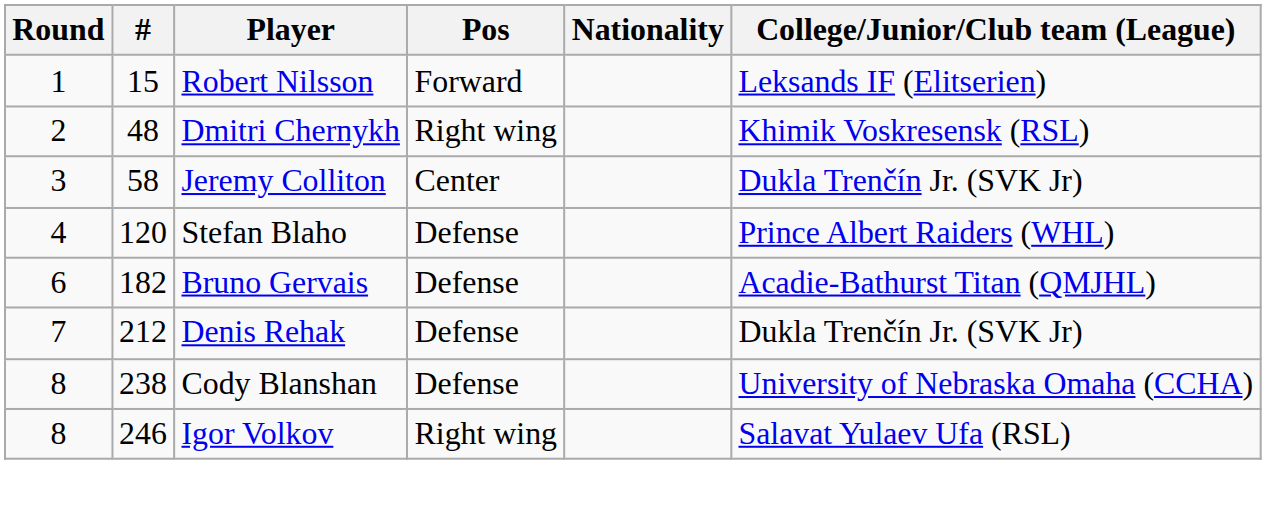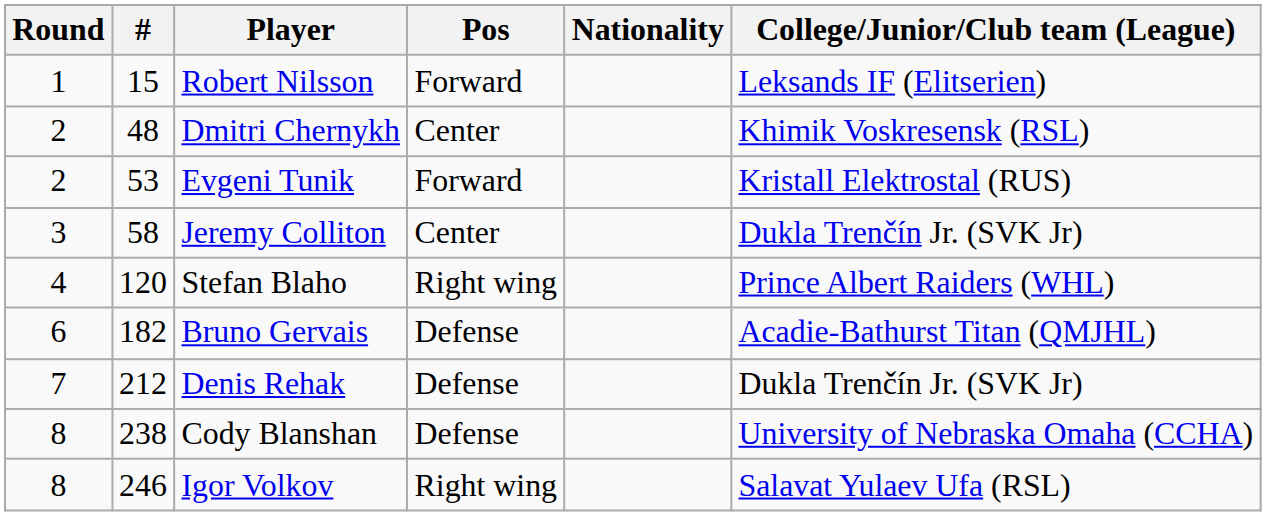(486, 130) Right wing -> (457, 130) Center
+ row: (268, 181)
(467, 231) Defense -> (486, 282) Right wing
